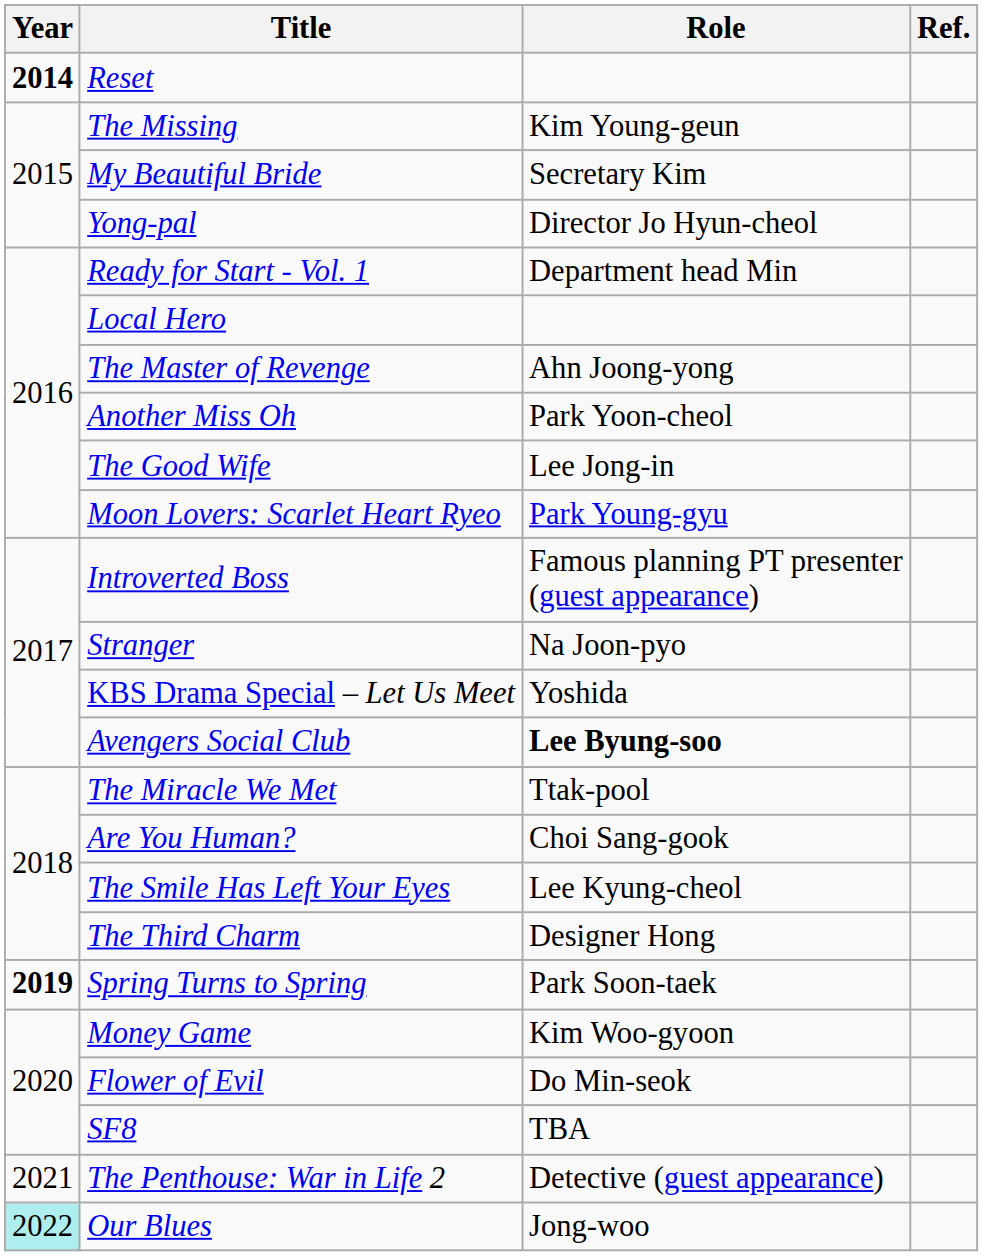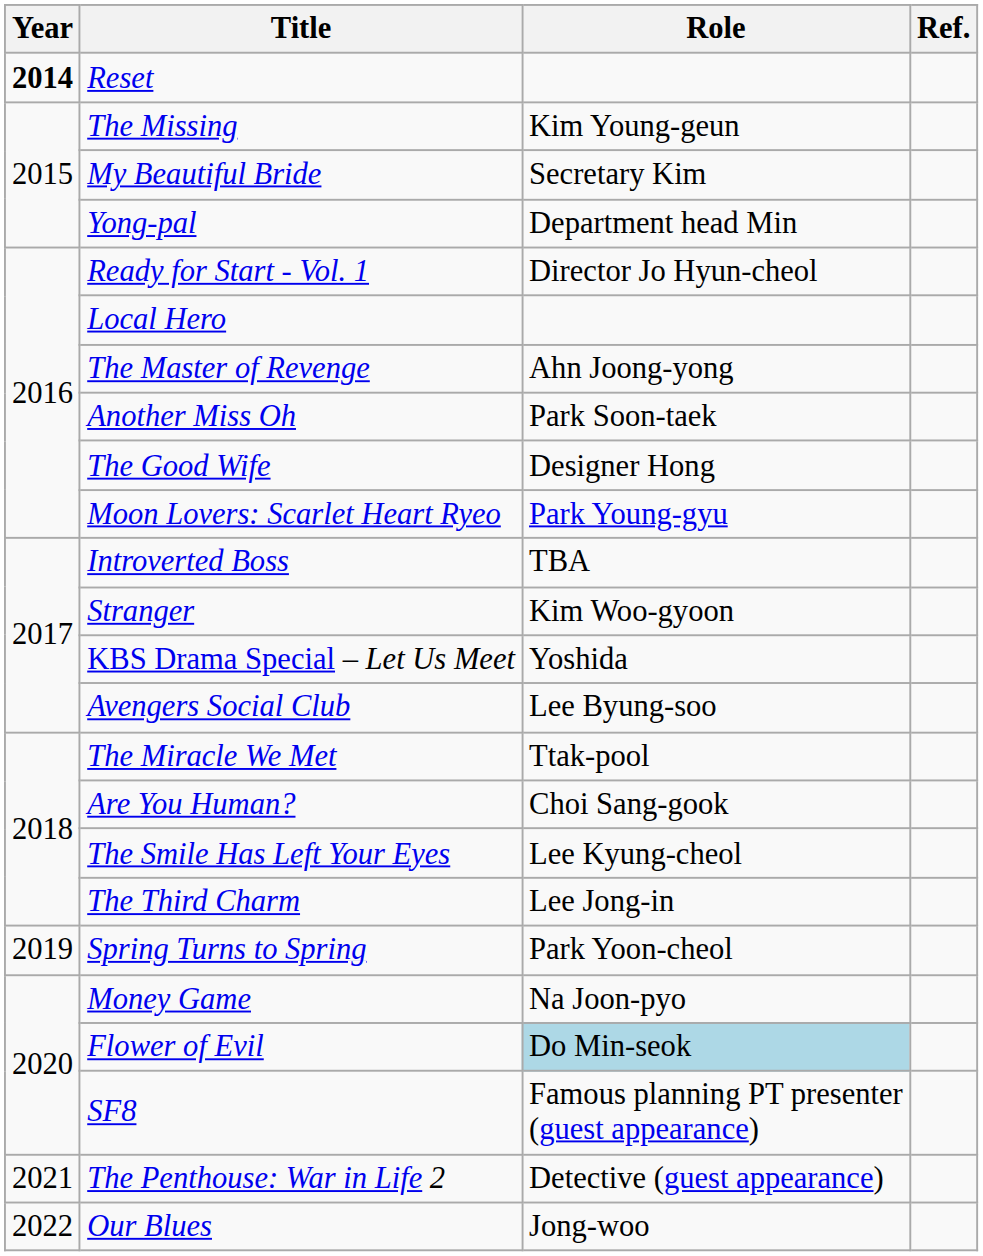(673, 222) Director Jo Hyun-cheol -> (663, 222) Department head Min
(663, 271) Department head Min -> (673, 271) Director Jo Hyun-cheol
(631, 416) Park Yoon-cheol -> (623, 416) Park Soon-taek
(602, 464) Lee Jong-in -> (622, 464) Designer Hong
(716, 579) Famous planning PT presenter (guest appearance) -> (560, 561) TBA
(608, 644) Na Joon-pyo -> (632, 610) Kim Woo-gyoon
(625, 741) bold -> (623, 707) normal
(622, 935) Designer Hong -> (602, 901) Lee Jong-in
(43, 983) bold -> (43, 949) normal
(623, 983) Park Soon-taek -> (631, 949) Park Yoon-cheol
(632, 1032) Kim Woo-gyoon -> (608, 998) Na Joon-pyo
(610, 1080) no background -> (610, 1046) lightblue background
(560, 1129) TBA -> (716, 1112) Famous planning PT presenter (guest appearance)
(43, 1226) paleturquoise background -> (43, 1226) no background
